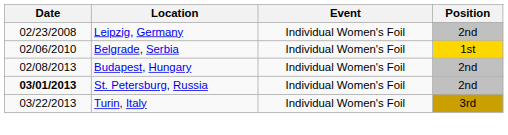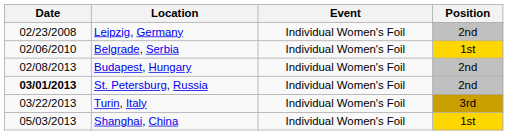+ row: (136, 122)
